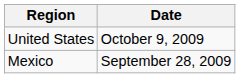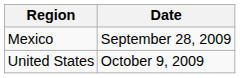rows swapped: (31, 61) <-> (51, 38)
